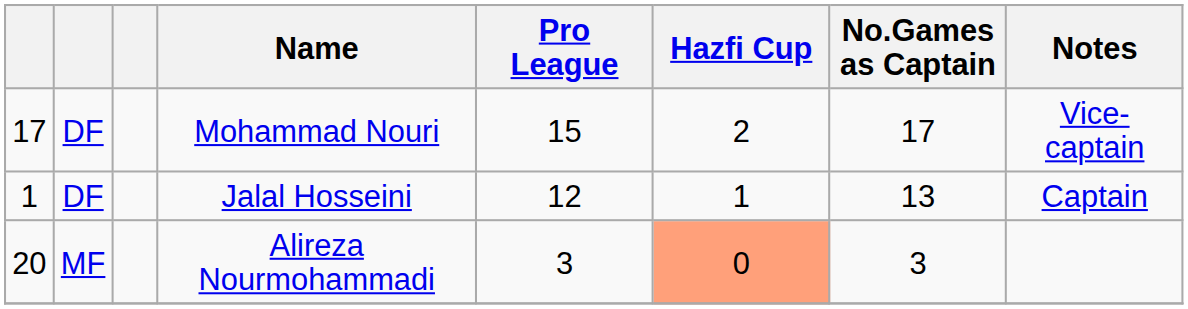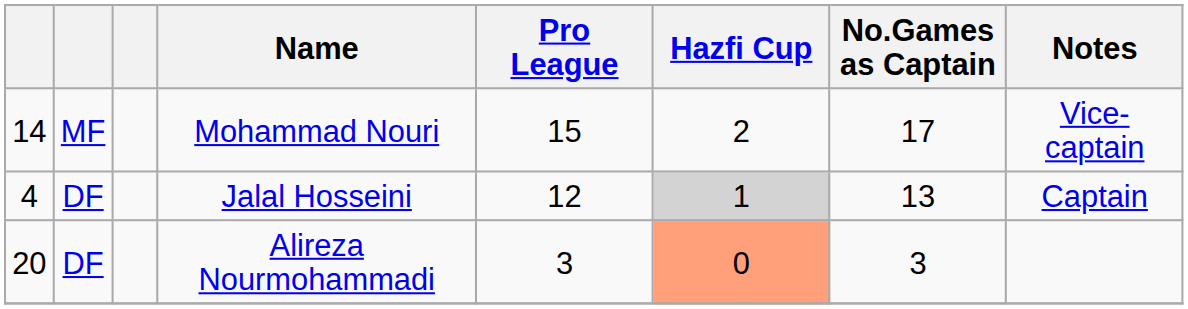(29, 130) 17 -> (29, 130) 14
(83, 130) DF -> (83, 130) MF
(29, 196) 1 -> (29, 196) 4
(741, 196) no background -> (741, 196) lightgrey background
(83, 262) MF -> (83, 262) DF
